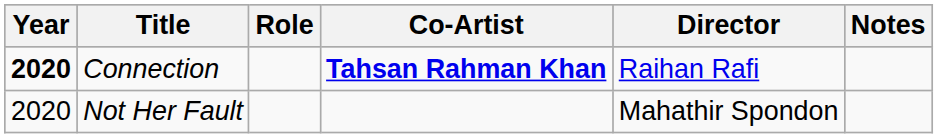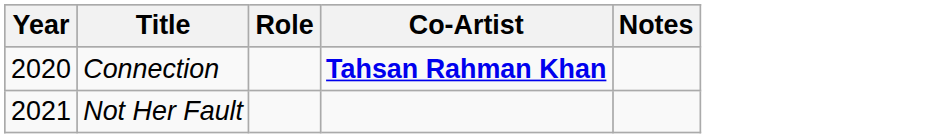- column: (729, 25)
(41, 68) bold -> (41, 68) normal
(41, 111) 2020 -> (41, 111) 2021
